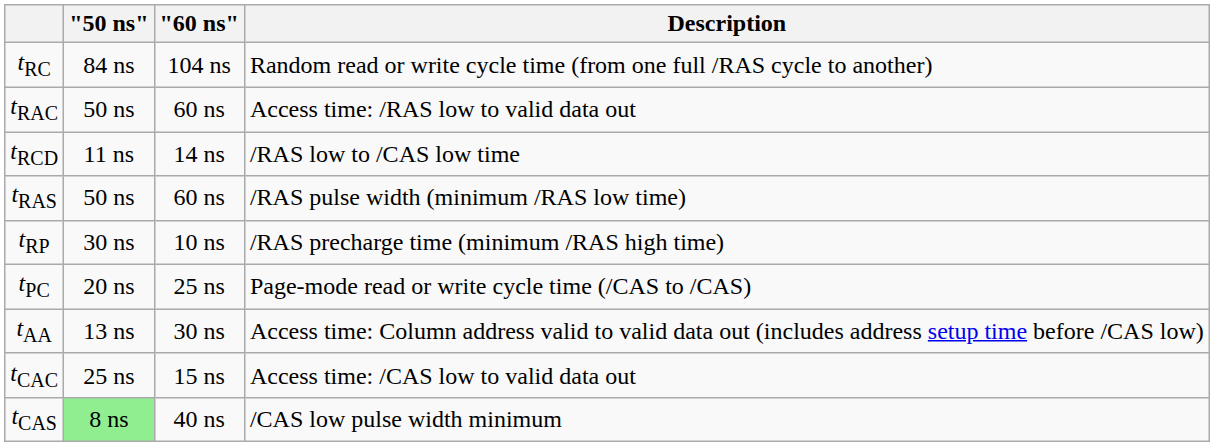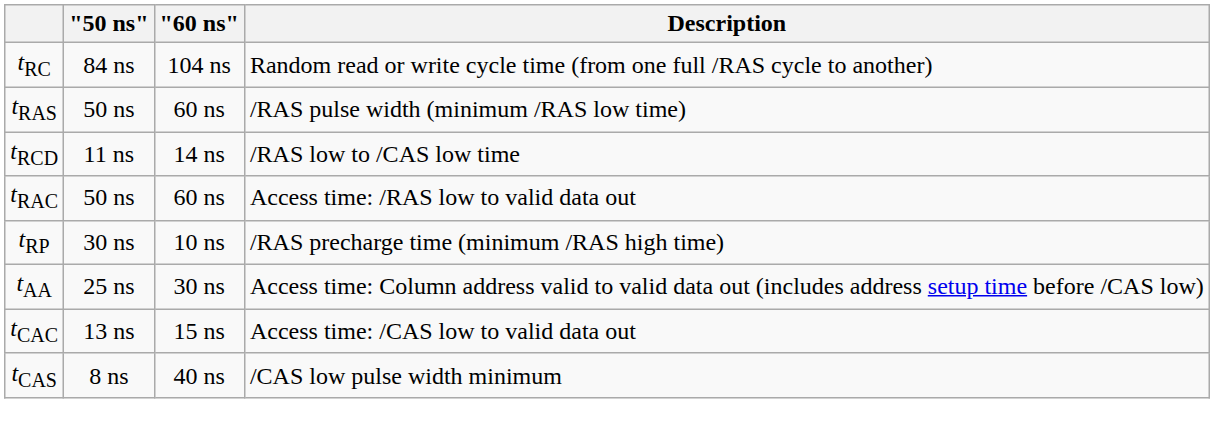rows swapped: (34, 109) <-> (34, 197)
- row: (34, 286)
(109, 330) 13 ns -> (109, 286) 25 ns
(109, 375) 25 ns -> (109, 330) 13 ns
(109, 419) lightgreen background -> (109, 375) no background
